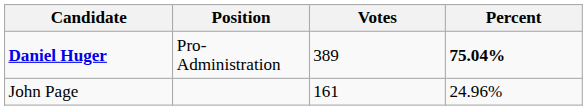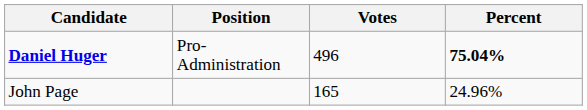(326, 54) 389 -> (326, 54) 496
(326, 91) 161 -> (326, 91) 165
